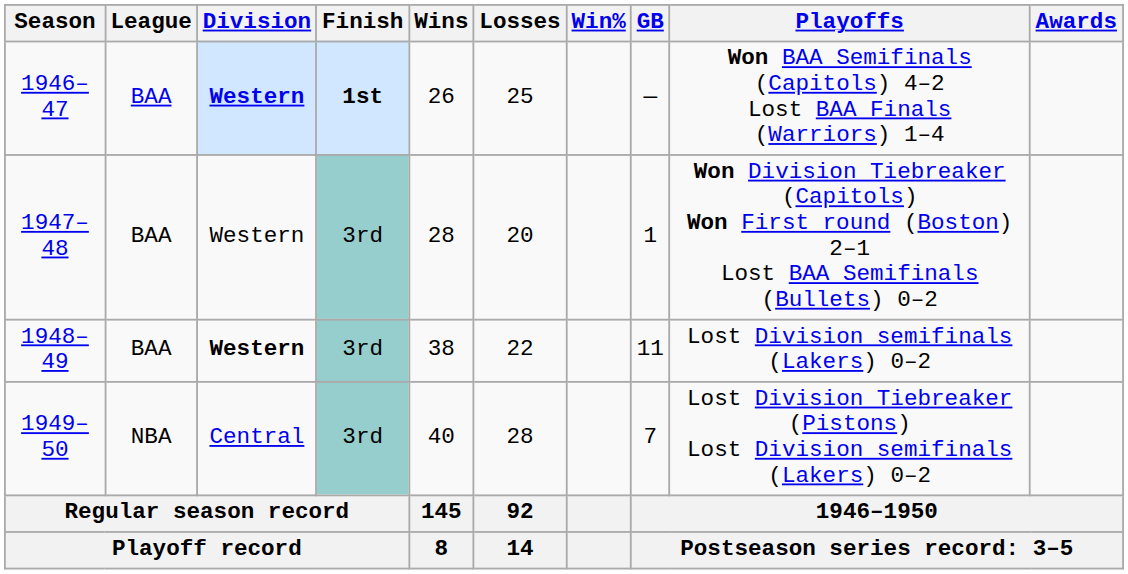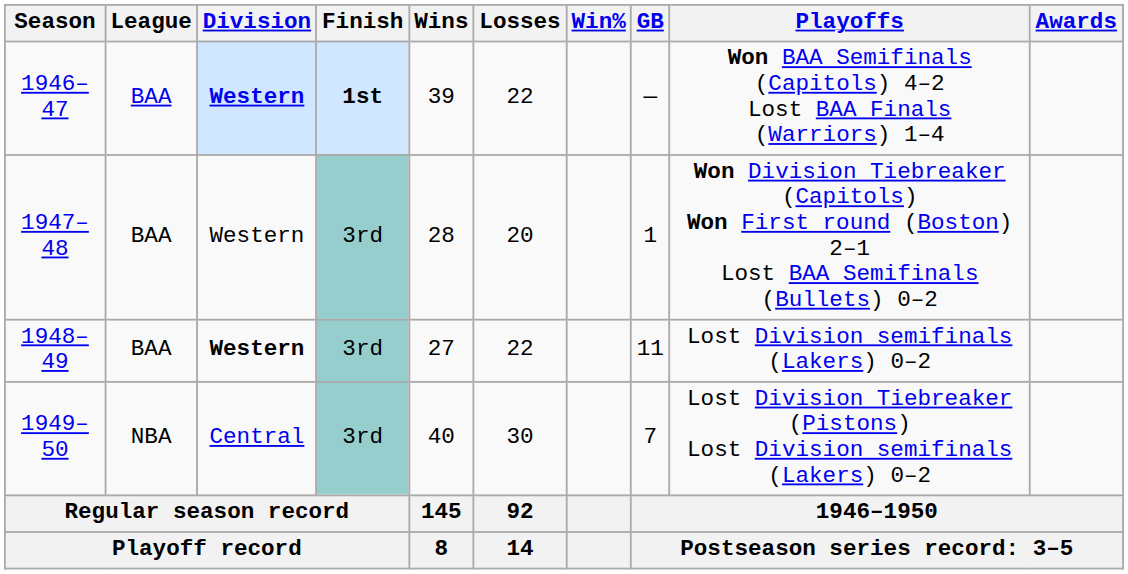(441, 98) 26 -> (441, 98) 39
(520, 98) 25 -> (520, 98) 22
(441, 351) 38 -> (441, 351) 27
(520, 438) 28 -> (520, 438) 30
